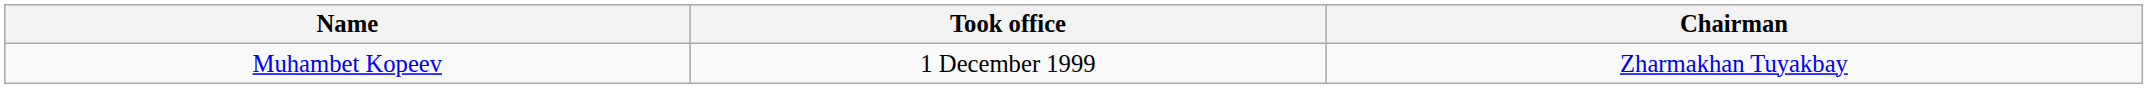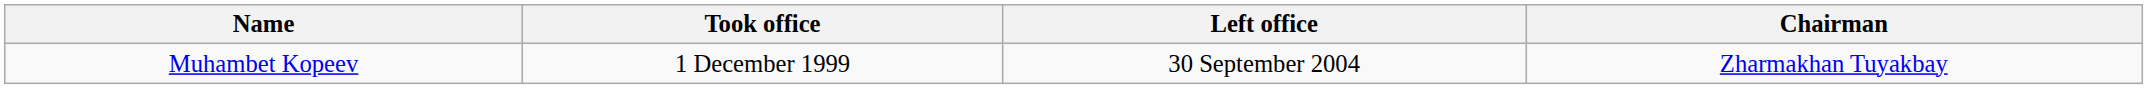+ column: (1264, 24)
